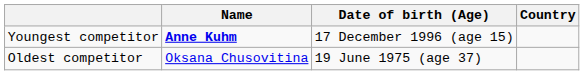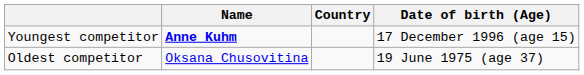columns swapped: (548, 15) <-> (414, 15)
